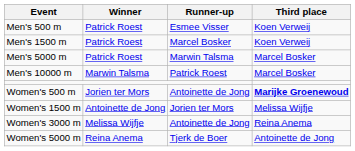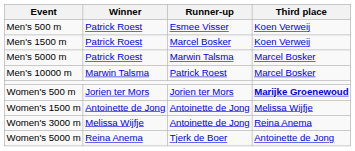(210, 92) Antoinette de Jong -> (202, 92) Jorien ter Mors
(202, 107) Jorien ter Mors -> (210, 107) Antoinette de Jong
